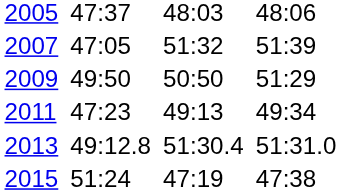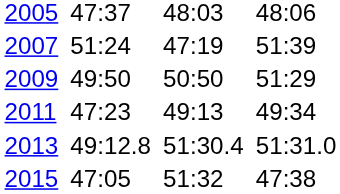(101, 46) 47:05 -> (101, 46) 51:24
(193, 46) 51:32 -> (193, 46) 47:19
(101, 178) 51:24 -> (101, 178) 47:05
(193, 178) 47:19 -> (193, 178) 51:32
